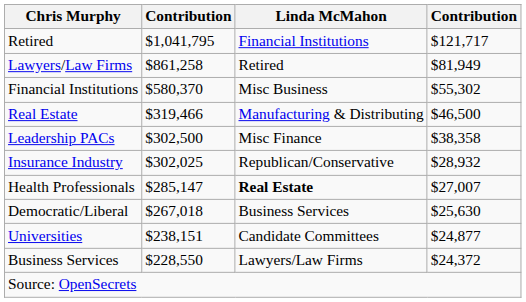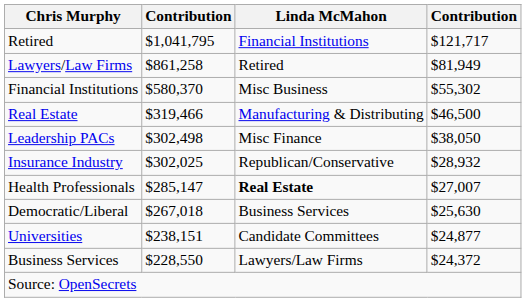(174, 138) $302,500 -> (174, 138) $302,498
(456, 138) $38,358 -> (456, 138) $38,050
